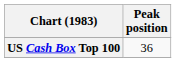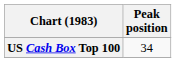(147, 47) 36 -> (147, 47) 34
